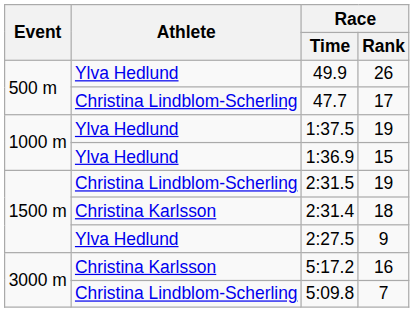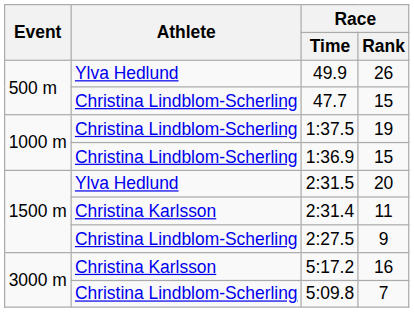(384, 101) 17 -> (384, 101) 15
(127, 129) Ylva Hedlund -> (186, 129) Christina Lindblom-Scherling
(127, 156) Ylva Hedlund -> (186, 156) Christina Lindblom-Scherling
(186, 184) Christina Lindblom-Scherling -> (127, 184) Ylva Hedlund
(384, 184) 19 -> (384, 184) 20
(384, 211) 18 -> (384, 211) 11
(127, 239) Ylva Hedlund -> (186, 239) Christina Lindblom-Scherling
